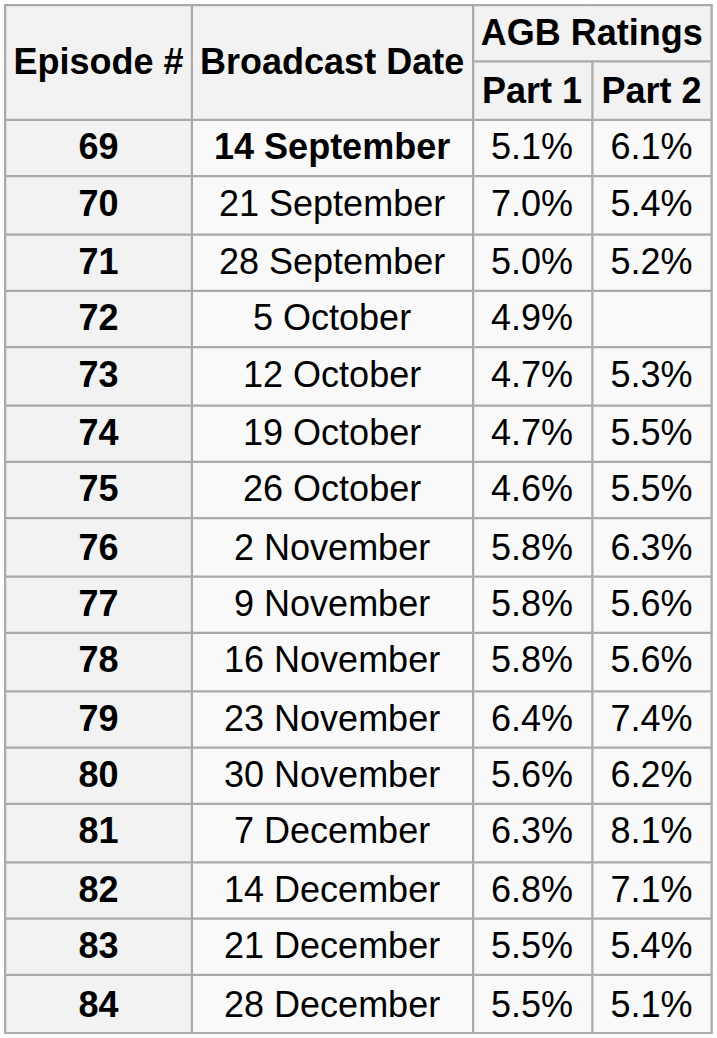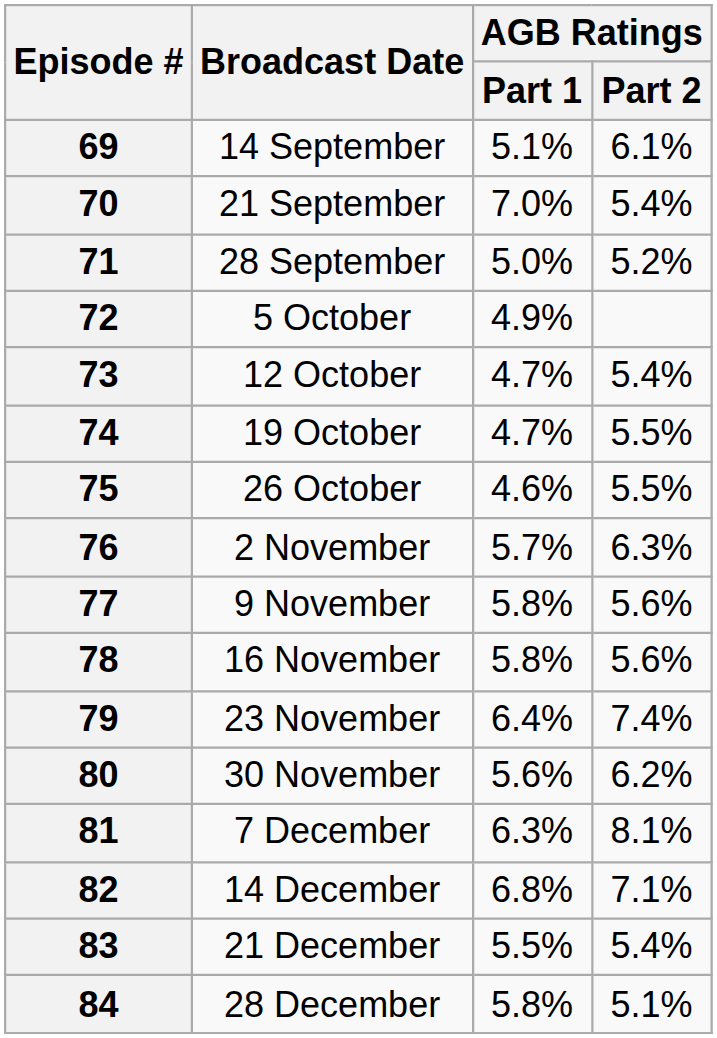(332, 147) bold -> (332, 147) normal
(651, 375) 5.3% -> (651, 375) 5.4%
(532, 546) 5.8% -> (532, 546) 5.7%
(532, 1003) 5.5% -> (532, 1003) 5.8%
